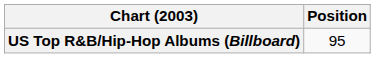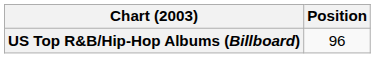(337, 40) 95 -> (337, 40) 96
